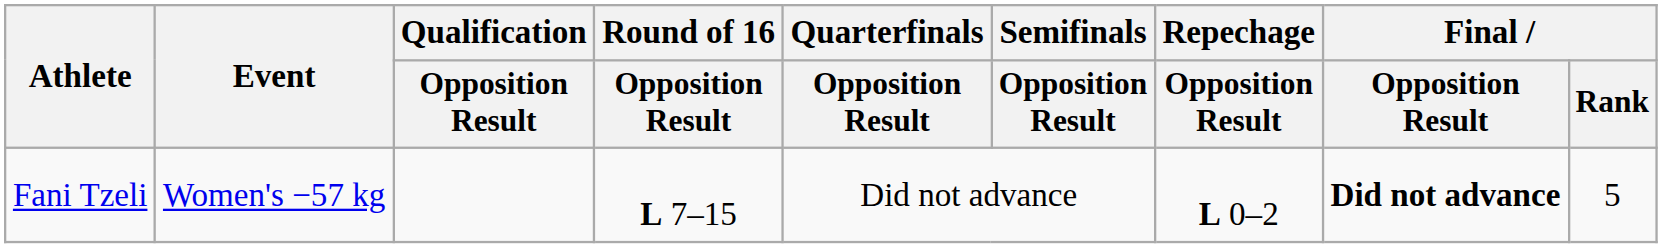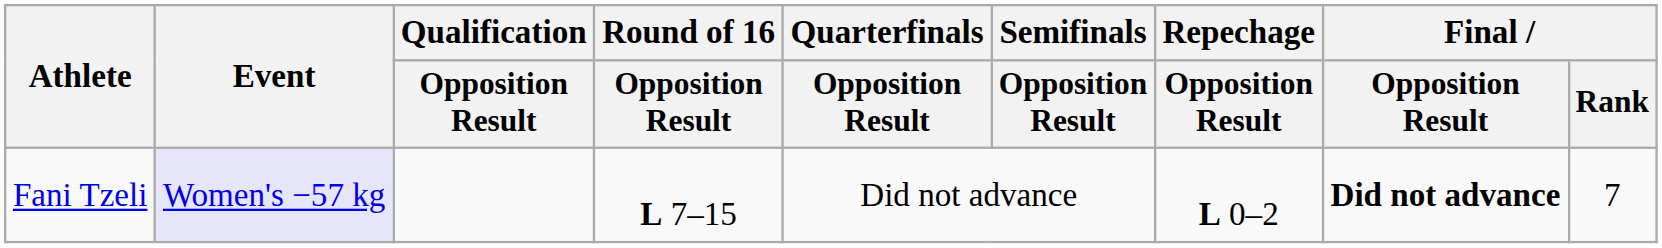(274, 194) no background -> (274, 194) lavender background
(1612, 194) 5 -> (1612, 194) 7
